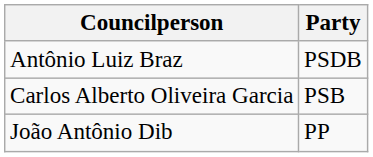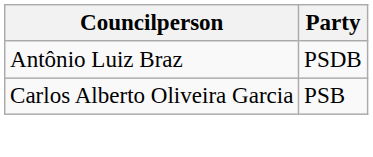- row: (91, 132)
